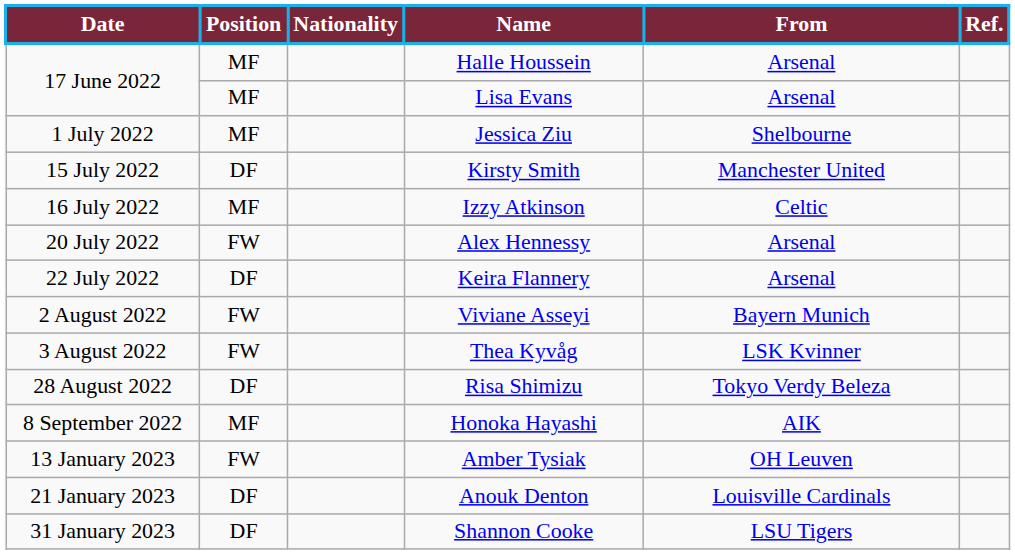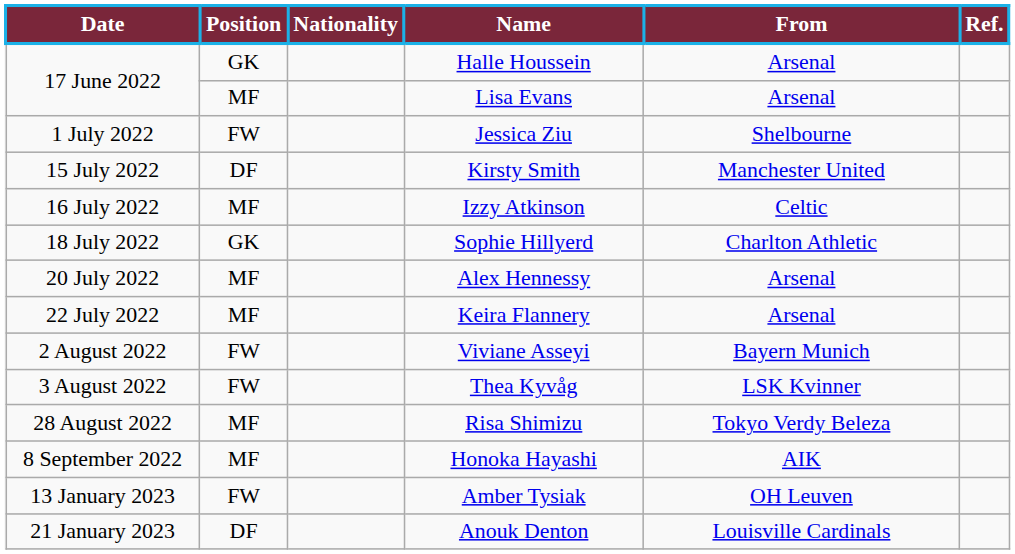(244, 62) MF -> (244, 62) GK
(244, 134) MF -> (244, 134) FW
+ row: (524, 242)
(244, 242) FW -> (244, 278) MF
(244, 278) DF -> (244, 314) MF
(244, 386) DF -> (244, 423) MF
- row: (524, 531)
